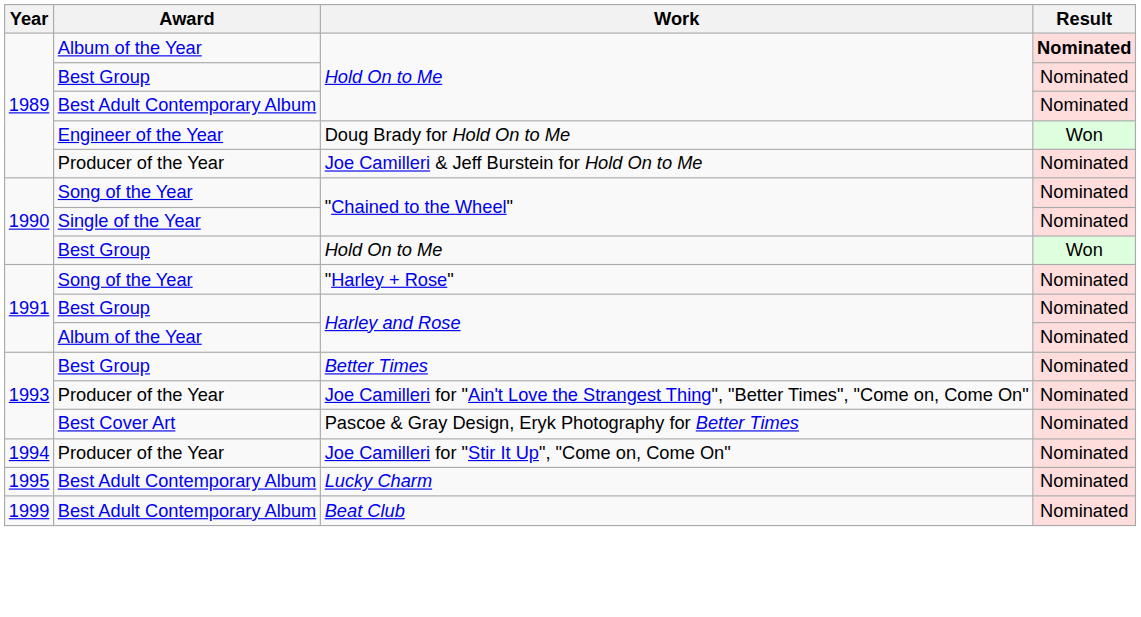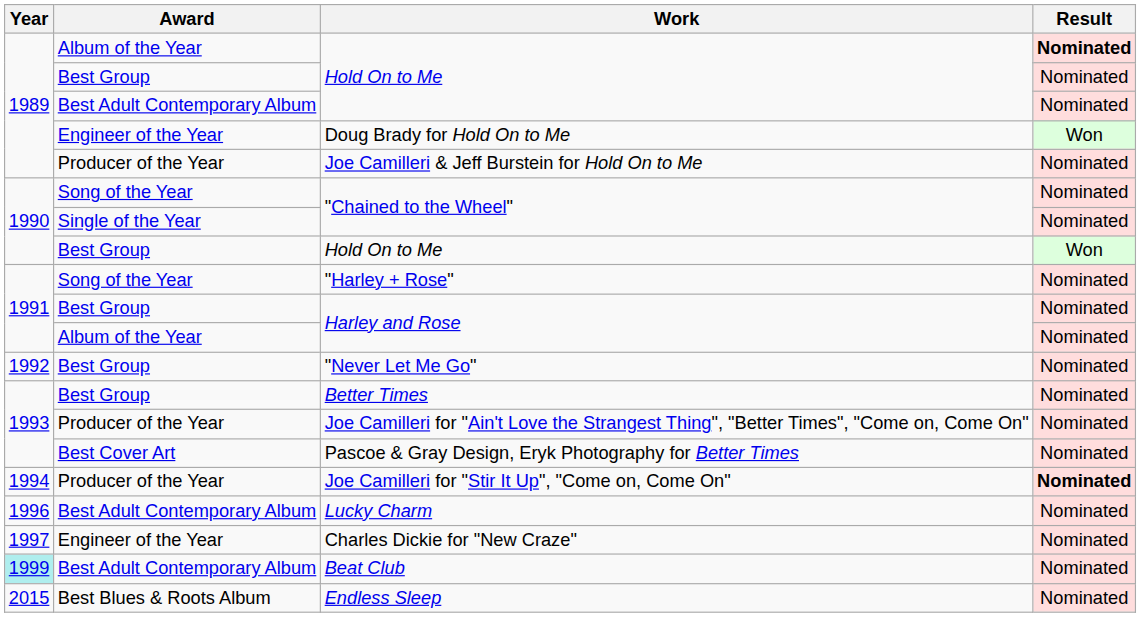+ row: (104, 366)
(1084, 452) normal -> (1084, 481) bold
(29, 481) 1995 -> (29, 510) 1996
+ row: (140, 539)
(29, 510) no background -> (29, 568) paleturquoise background
+ row: (164, 597)
